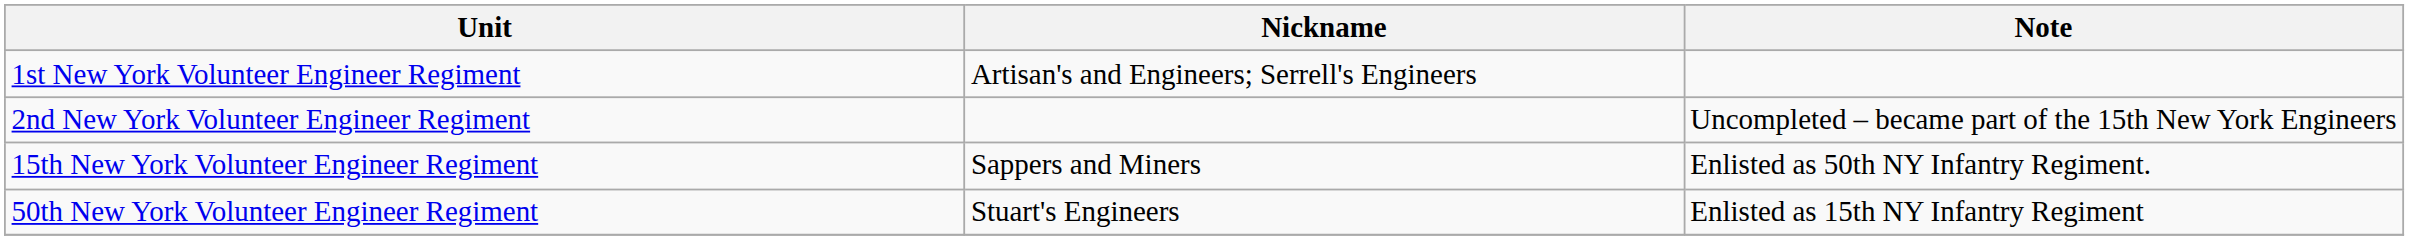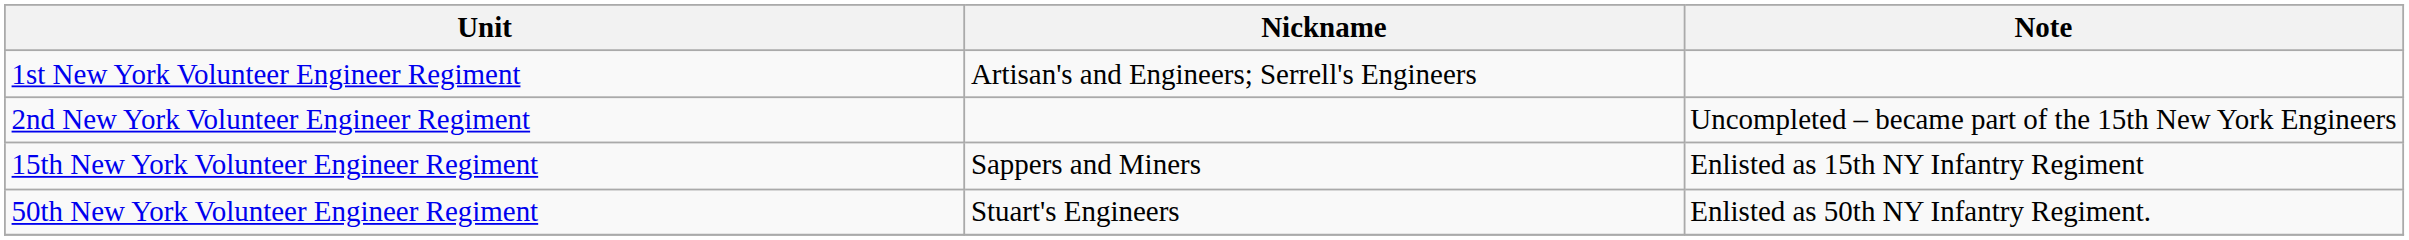(1921, 165) Enlisted as 50th NY Infantry Regiment. -> (1917, 165) Enlisted as 15th NY Infantry Regiment
(1917, 211) Enlisted as 15th NY Infantry Regiment -> (1921, 211) Enlisted as 50th NY Infantry Regiment.
